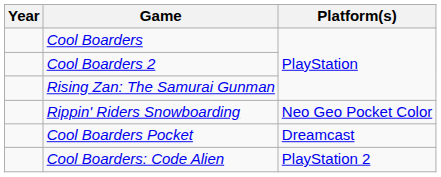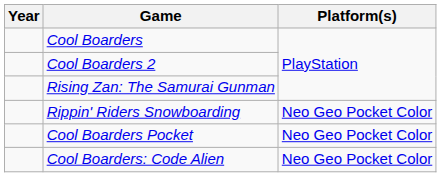(318, 135) Dreamcast -> (357, 135) Neo Geo Pocket Color
(326, 159) PlayStation 2 -> (357, 159) Neo Geo Pocket Color
